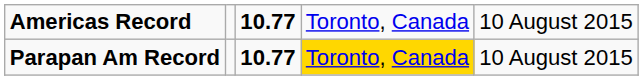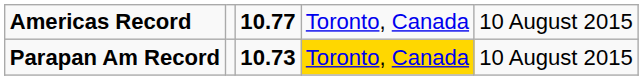(268, 57) 10.77 -> (268, 57) 10.73
